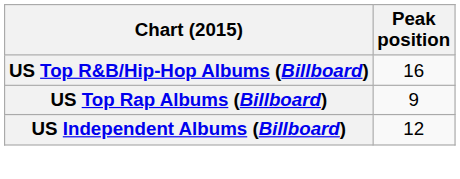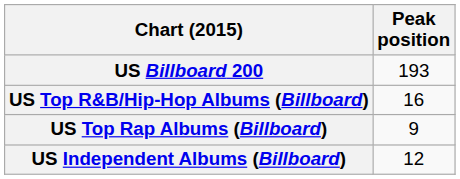+ row: (189, 70)
